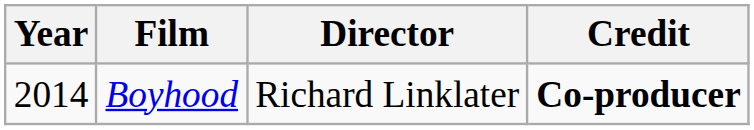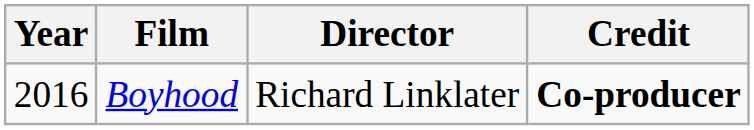(51, 93) 2014 -> (51, 93) 2016
